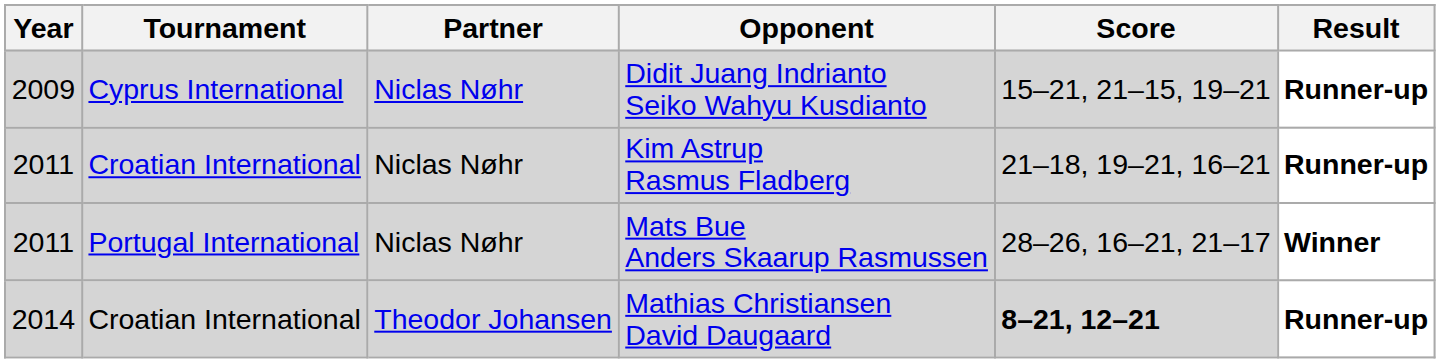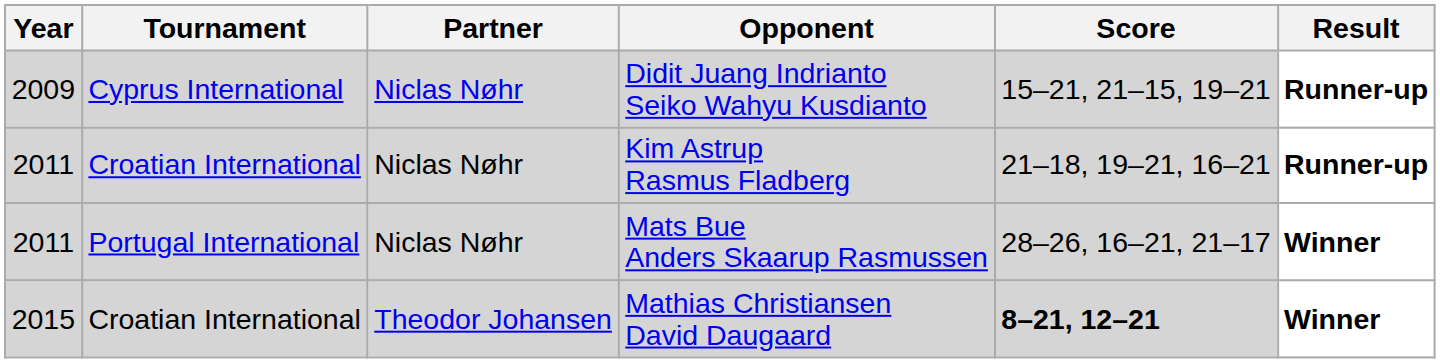(43, 319) 2014 -> (43, 319) 2015
(1356, 319) Runner-up -> (1332, 319) Winner
